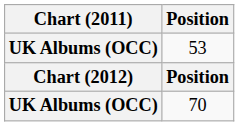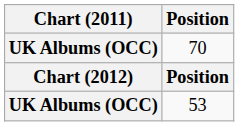rows swapped: (198, 47) <-> (198, 105)
